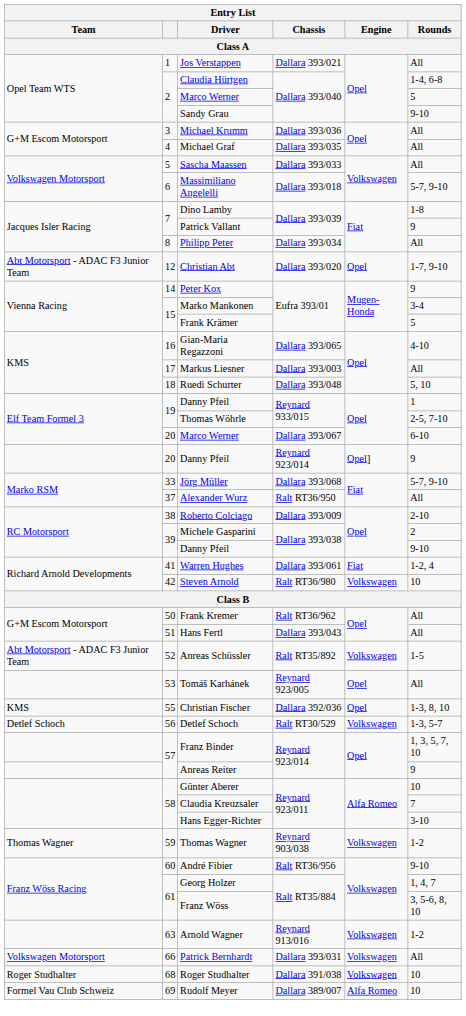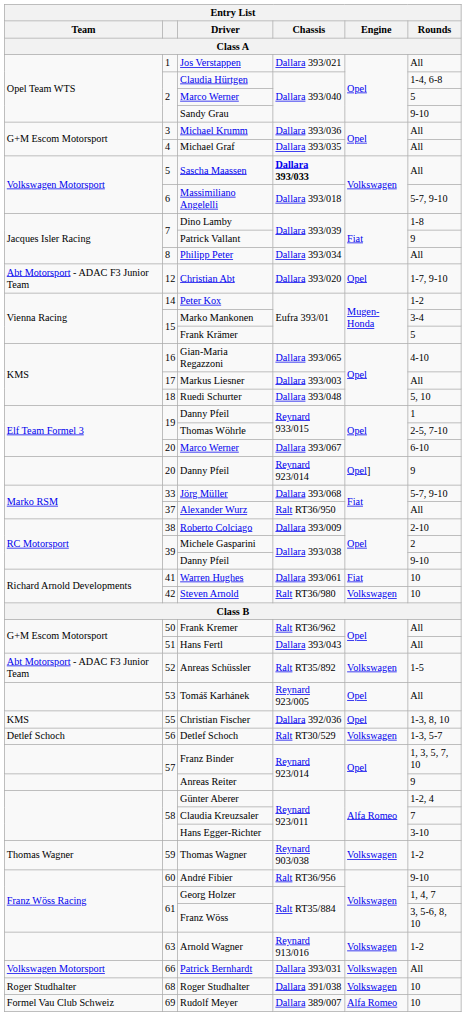(308, 163) normal -> (292, 169) bold
(413, 288) 9 -> (417, 300) 1-2
(422, 565) 1-2, 4 -> (415, 577) 10
(415, 786) 10 -> (422, 798) 1-2, 4
